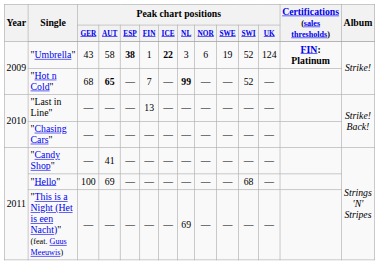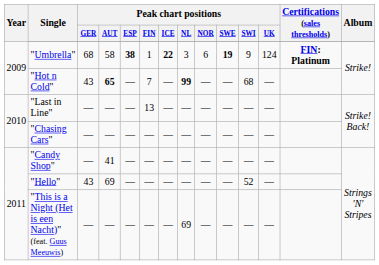(88, 55) 43 -> (88, 55) 68
(228, 55) normal -> (228, 55) bold
(249, 55) 52 -> (249, 55) 9
(88, 81) 68 -> (88, 81) 43
(249, 81) 52 -> (249, 81) 68
(88, 181) 100 -> (88, 181) 43
(249, 181) 68 -> (249, 181) 52
